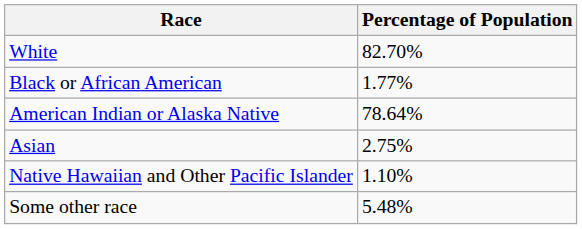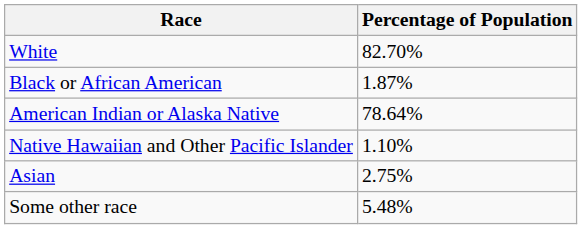(387, 82) 1.77% -> (387, 82) 1.87%
rows swapped: (32, 144) <-> (181, 176)
